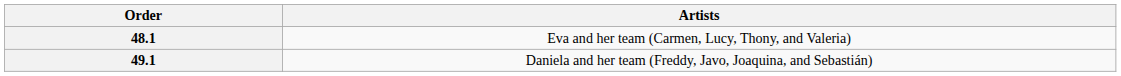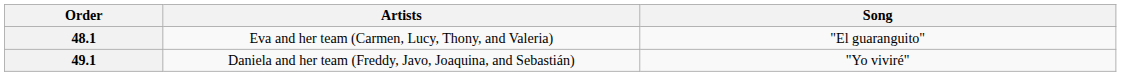+ column: (878, 15)
